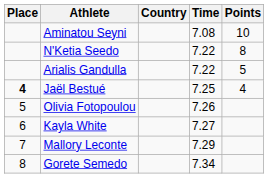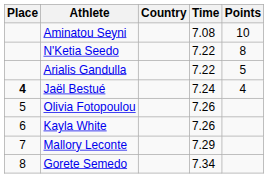(203, 88) 7.25 -> (203, 88) 7.24
(203, 126) 7.27 -> (203, 126) 7.26
